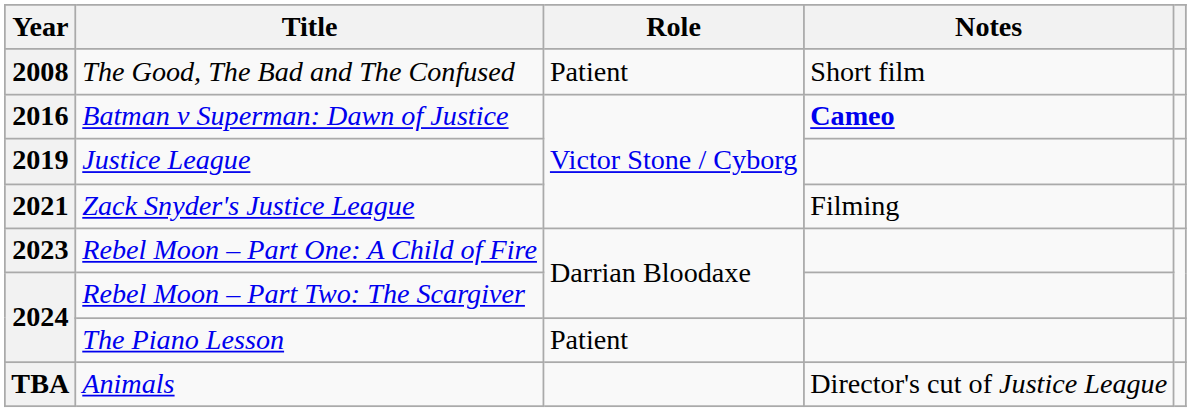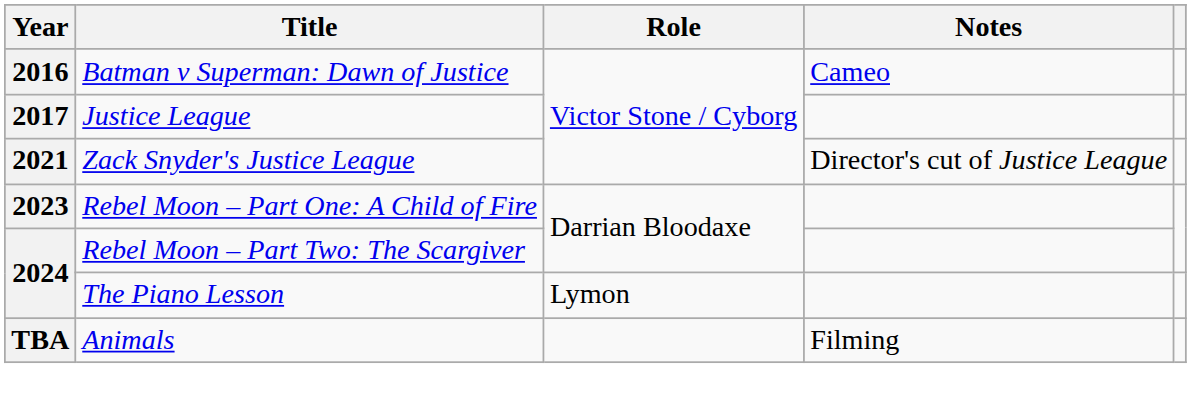- row: (299, 71)
(852, 116) bold -> (850, 71) normal
(40, 160) 2019 -> (40, 116) 2017
(855, 205) Filming -> (989, 160) Director's cut of Justice League
(589, 339) Patient -> (590, 294) Lymon
(989, 384) Director's cut of Justice League -> (855, 339) Filming
